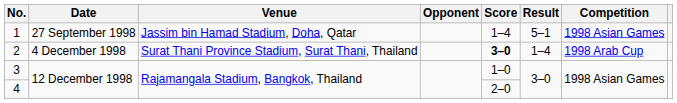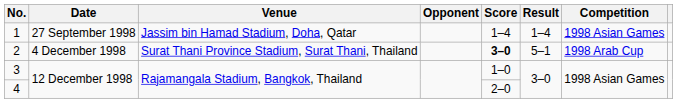(541, 32) 5–1 -> (541, 32) 1–4
(541, 51) 1–4 -> (541, 51) 5–1
